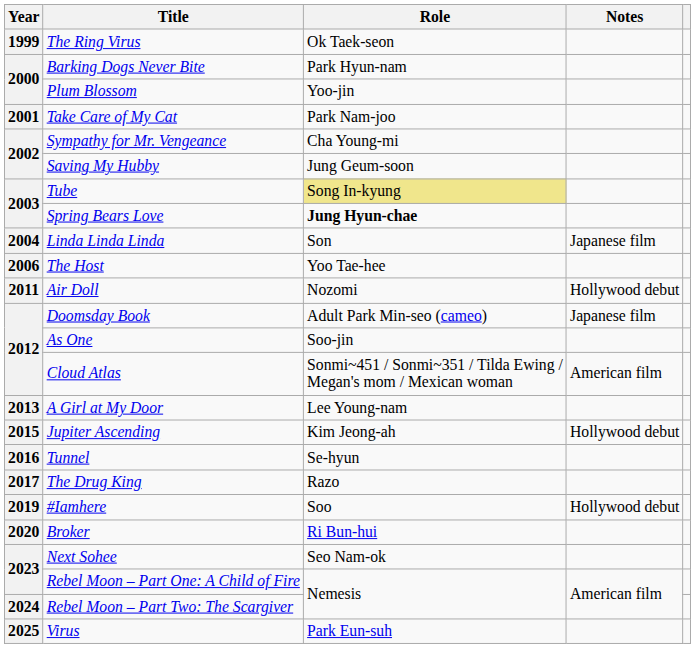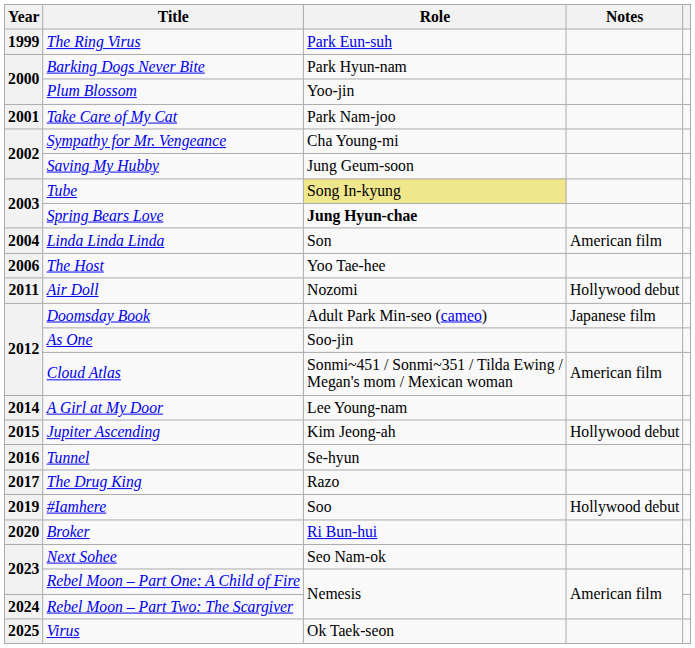(351, 41) Ok Taek-seon -> (350, 41) Park Eun-suh
(613, 240) Japanese film -> (616, 240) American film
(24, 407) 2013 -> (24, 407) 2014
(350, 631) Park Eun-suh -> (351, 631) Ok Taek-seon
